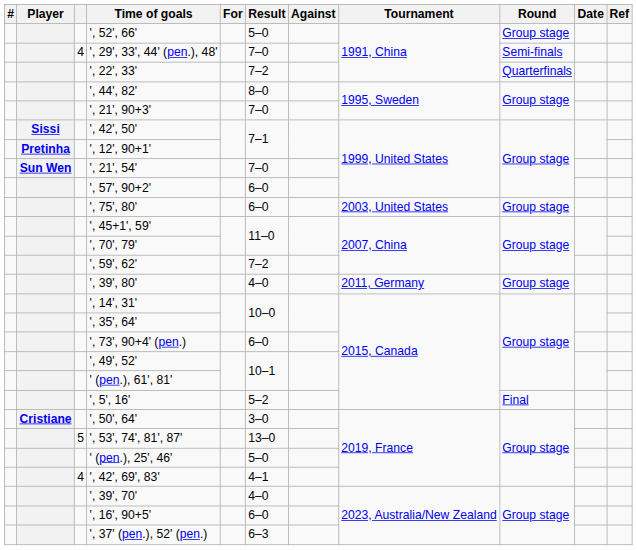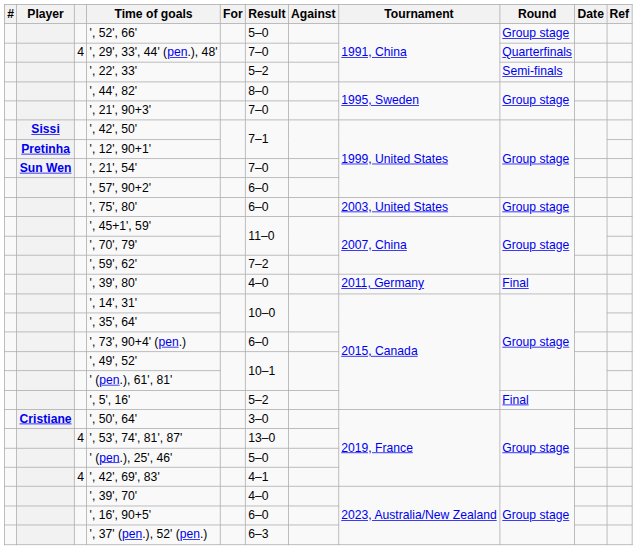(532, 52) Semi-finals -> (537, 52) Quarterfinals
(258, 71) 7–2 -> (258, 71) 5–2
(537, 71) Quarterfinals -> (532, 71) Semi-finals
(536, 284) Group stage -> (516, 284) Final
(81, 438) 5 -> (81, 438) 4
